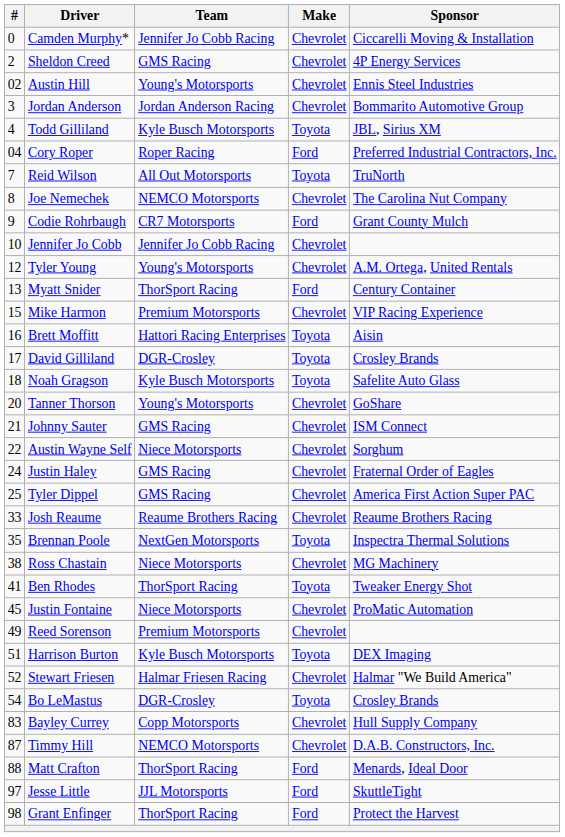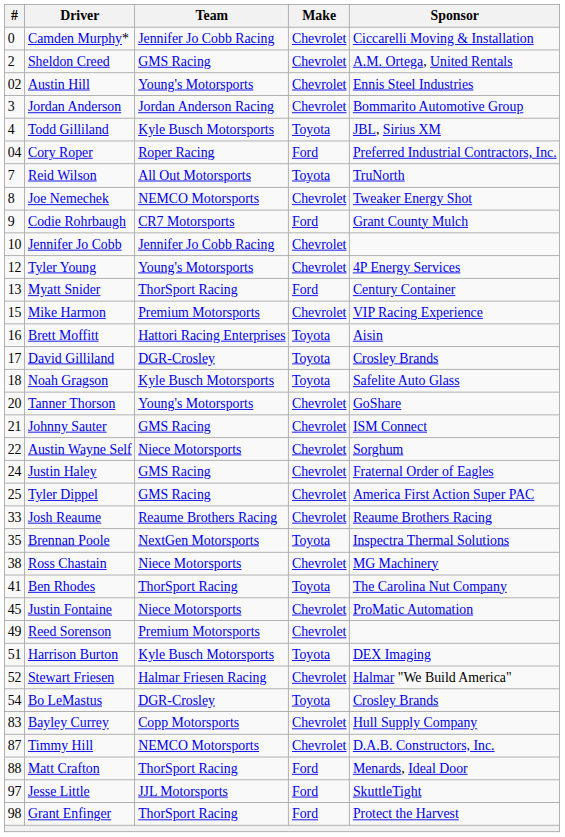(407, 61) 4P Energy Services -> (433, 61) A.M. Ortega, United Rentals
(430, 198) The Carolina Nut Company -> (413, 198) Tweaker Energy Shot
(433, 266) A.M. Ortega, United Rentals -> (407, 266) 4P Energy Services
(413, 586) Tweaker Energy Shot -> (430, 586) The Carolina Nut Company
